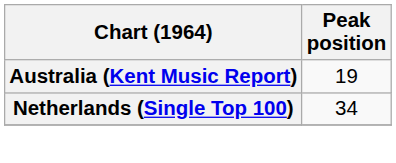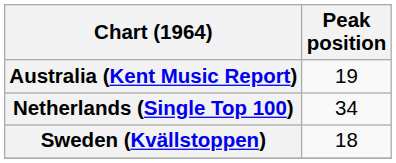+ row: (153, 141)
